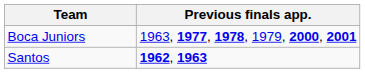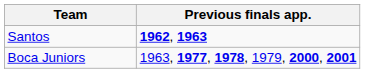rows swapped: (46, 36) <-> (28, 57)
